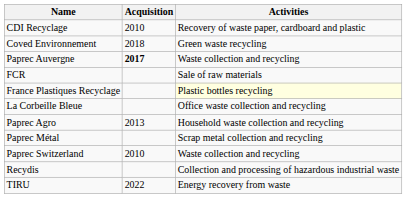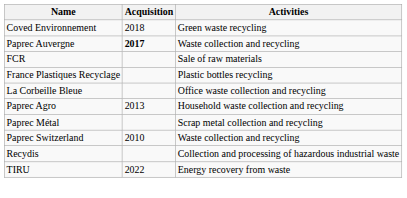- row: (37, 28)
(225, 91) lightyellow background -> (225, 75) no background
